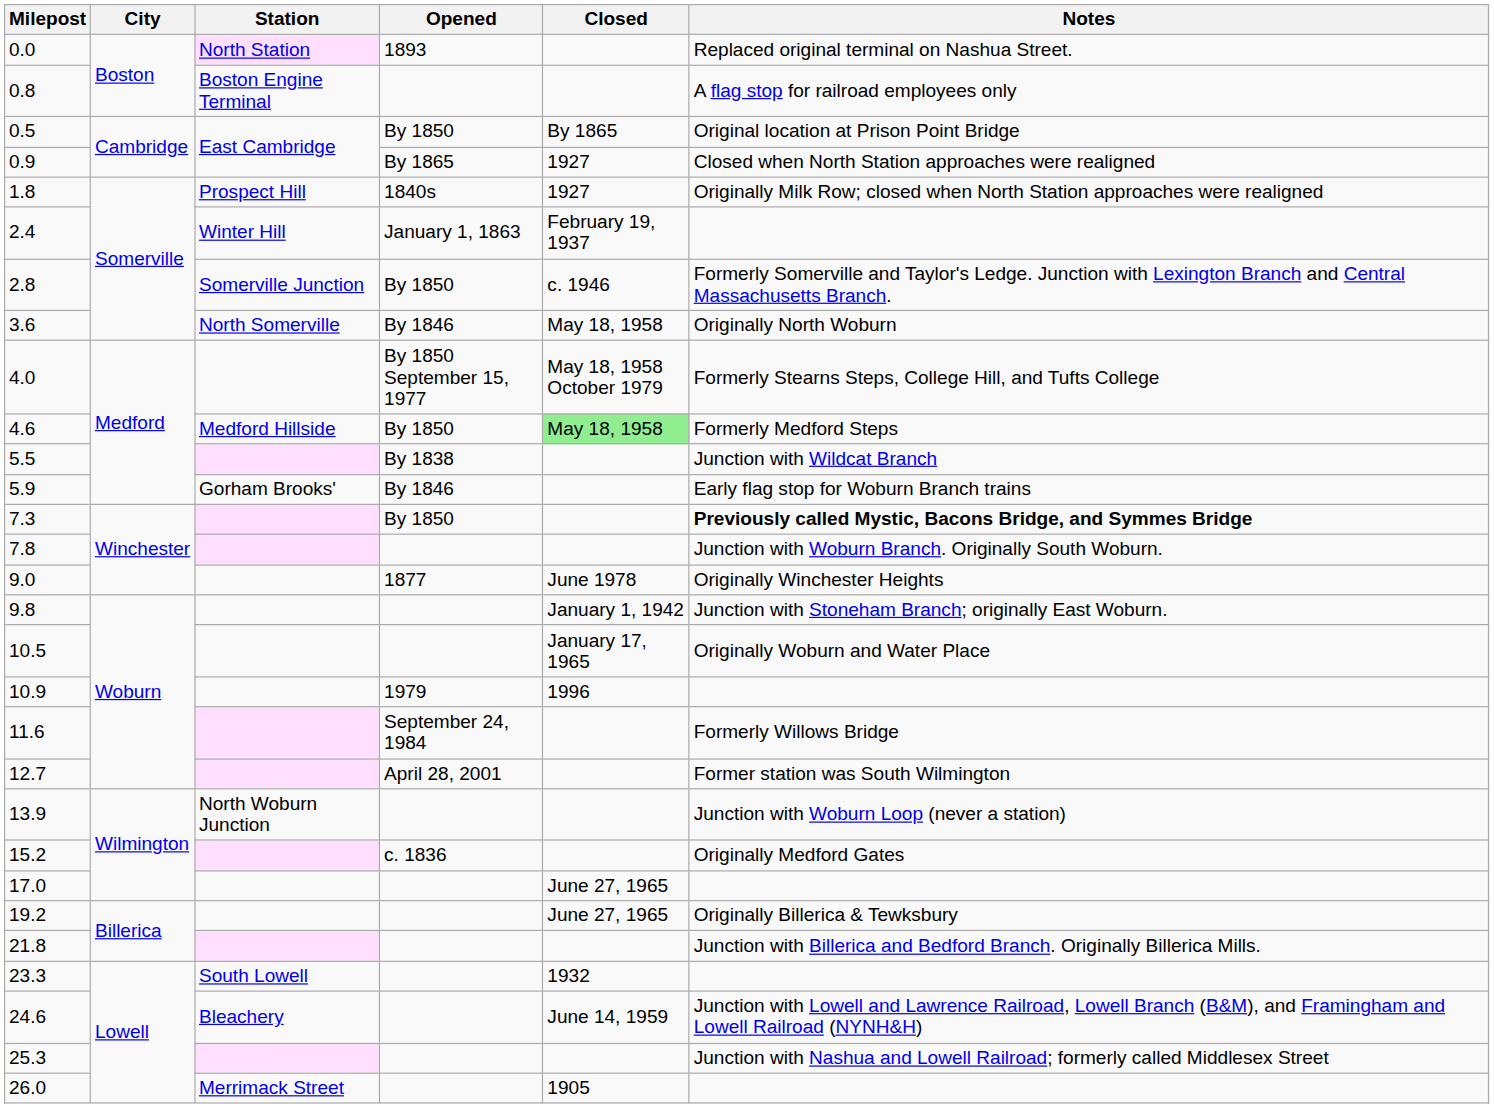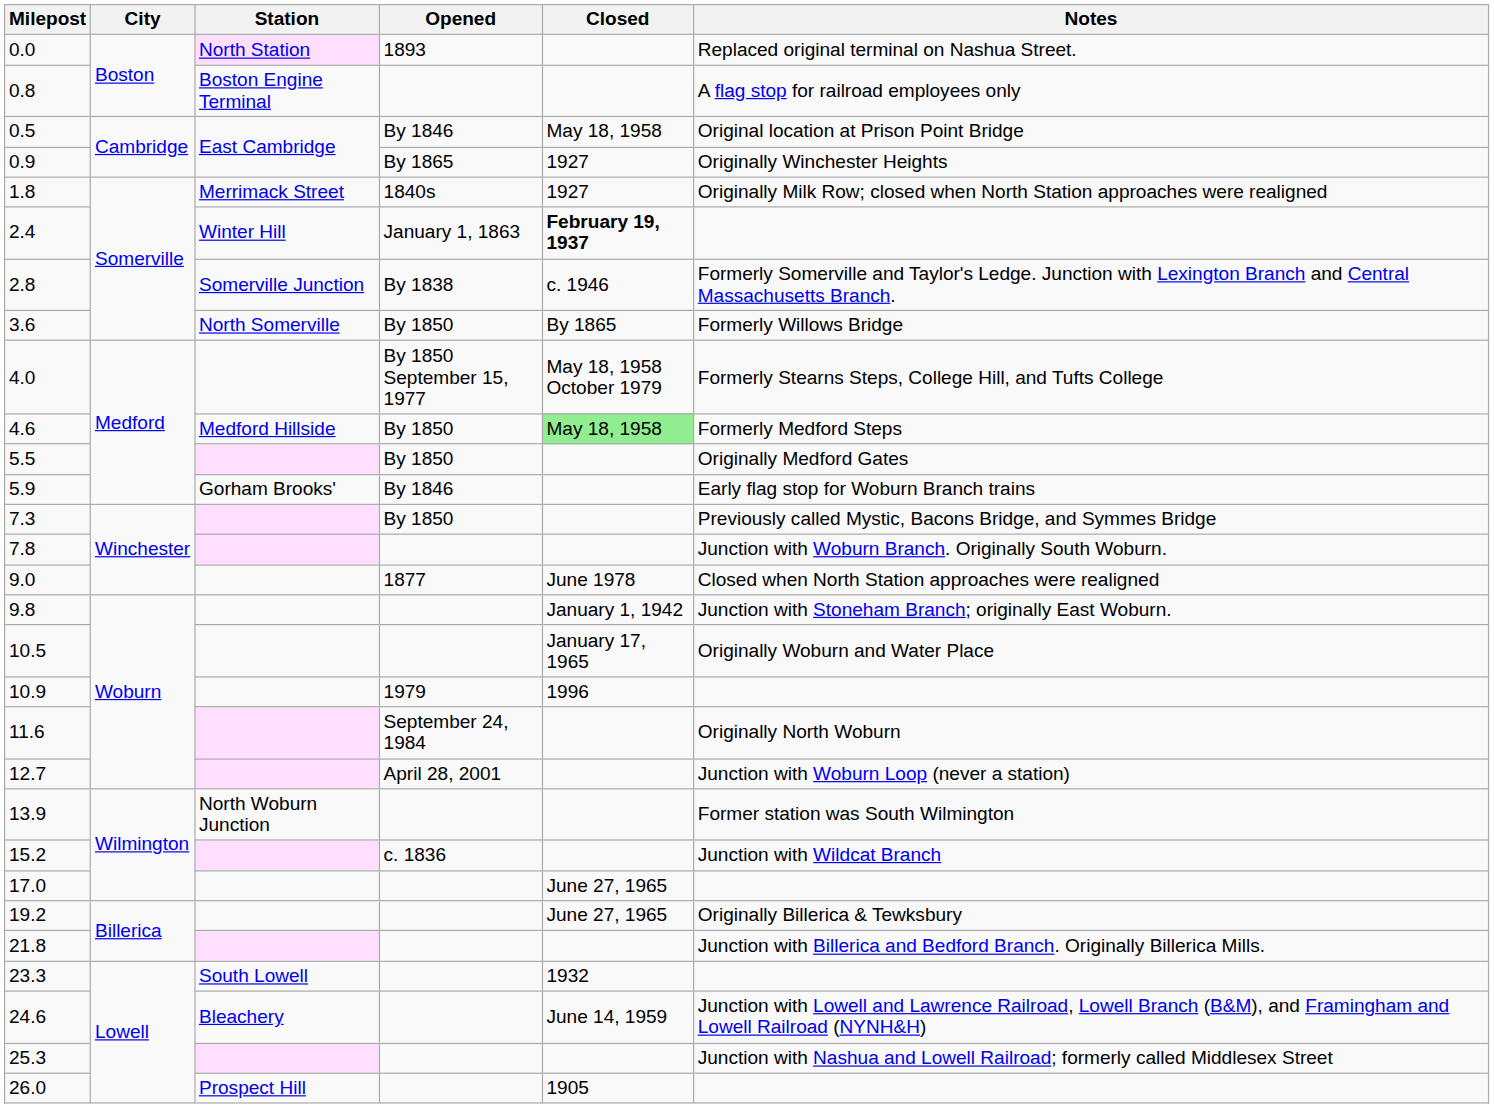(419, 131) By 1850 -> (419, 131) By 1846
(582, 131) By 1865 -> (604, 131) May 18, 1958
(924, 161) Closed when North Station approaches were realigned -> (823, 161) Originally Winchester Heights
(252, 191) Prospect Hill -> (271, 191) Merrimack Street
(601, 232) normal -> (603, 232) bold
(419, 284) By 1850 -> (419, 284) By 1838
(419, 325) By 1846 -> (419, 325) By 1850
(605, 325) May 18, 1958 -> (581, 325) By 1865
(795, 325) Originally North Woburn -> (800, 325) Formerly Willows Bridge
(419, 458) By 1838 -> (419, 458) By 1850
(815, 458) Junction with Wildcat Branch -> (803, 458) Originally Medford Gates
(973, 519) bold -> (957, 519) normal
(819, 579) Originally Winchester Heights -> (928, 579) Closed when North Station approaches were realigned
(796, 732) Formerly Willows Bridge -> (799, 732) Originally North Woburn
(852, 773) Former station was South Wilmington -> (884, 773) Junction with Woburn Loop (never a station)
(880, 814) Junction with Woburn Loop (never a station) -> (856, 814) Former station was South Wilmington
(799, 855) Originally Medford Gates -> (819, 855) Junction with Wildcat Branch
(271, 1088) Merrimack Street -> (252, 1088) Prospect Hill
